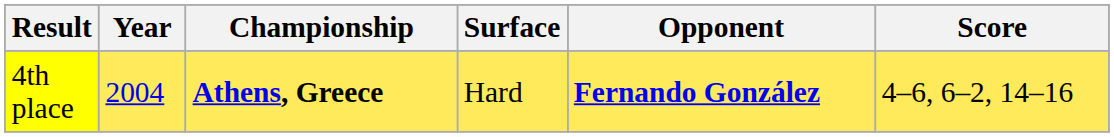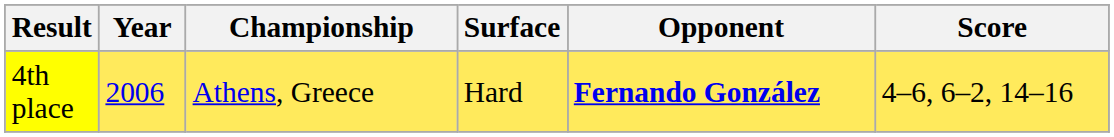(135, 91) 2004 -> (135, 91) 2006
(288, 91) bold -> (283, 91) normal
